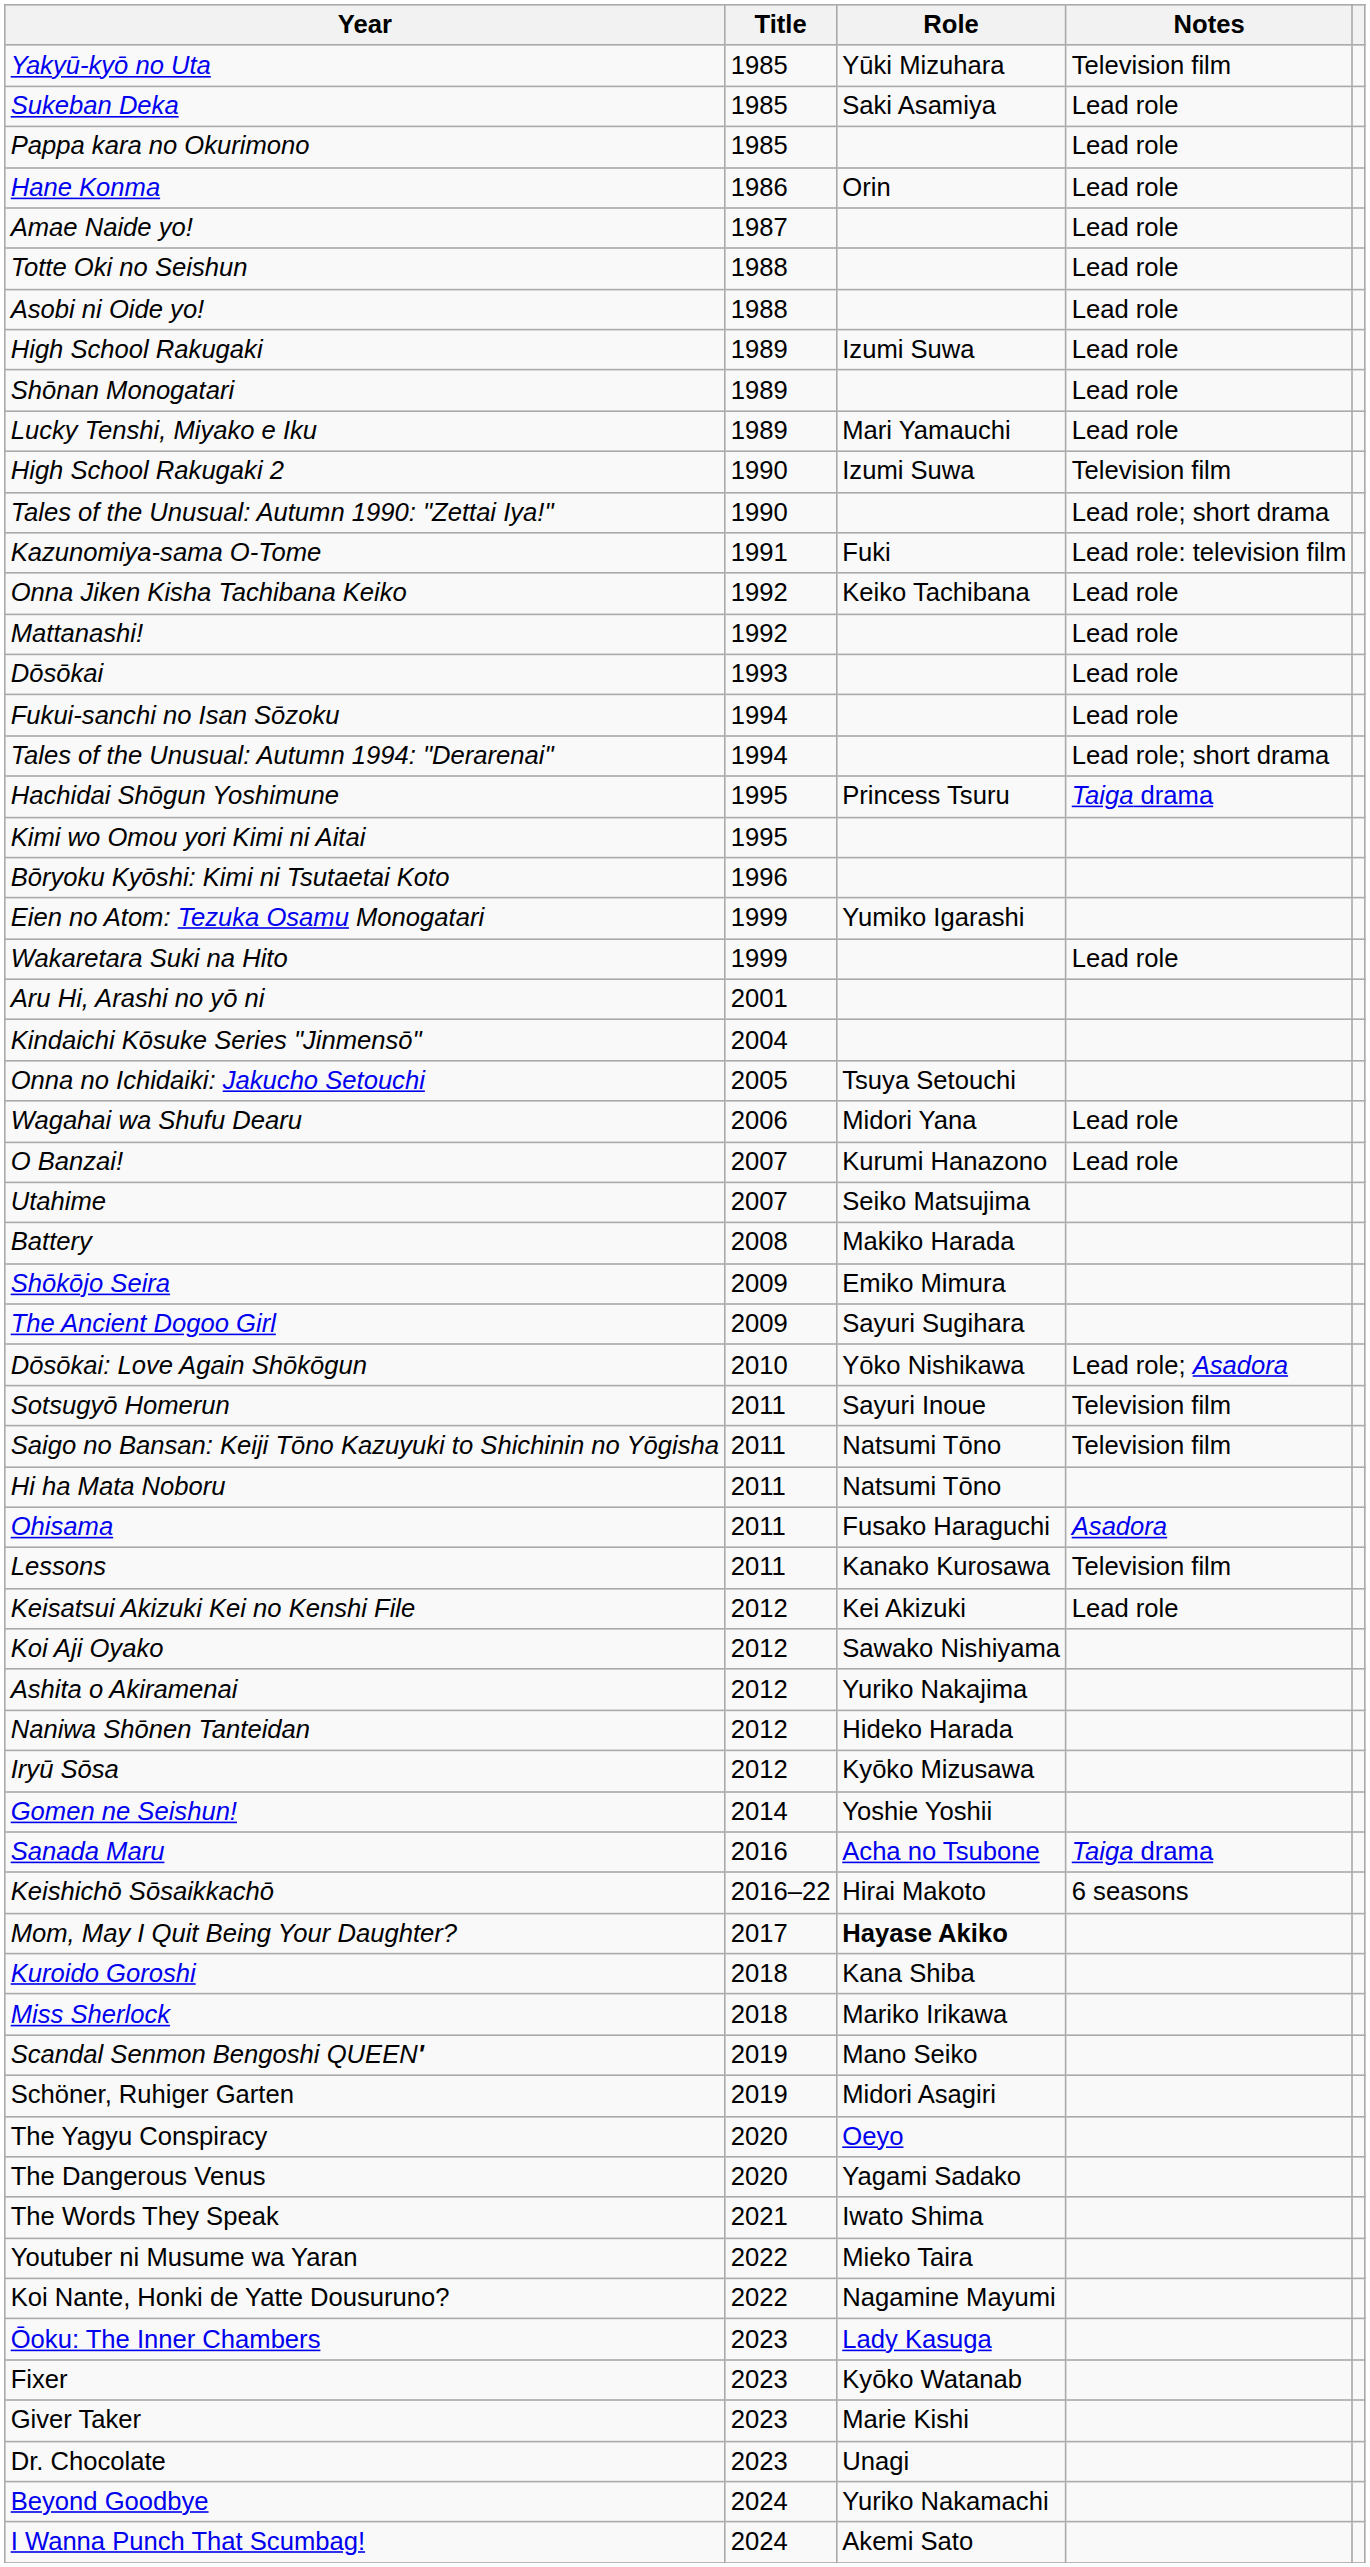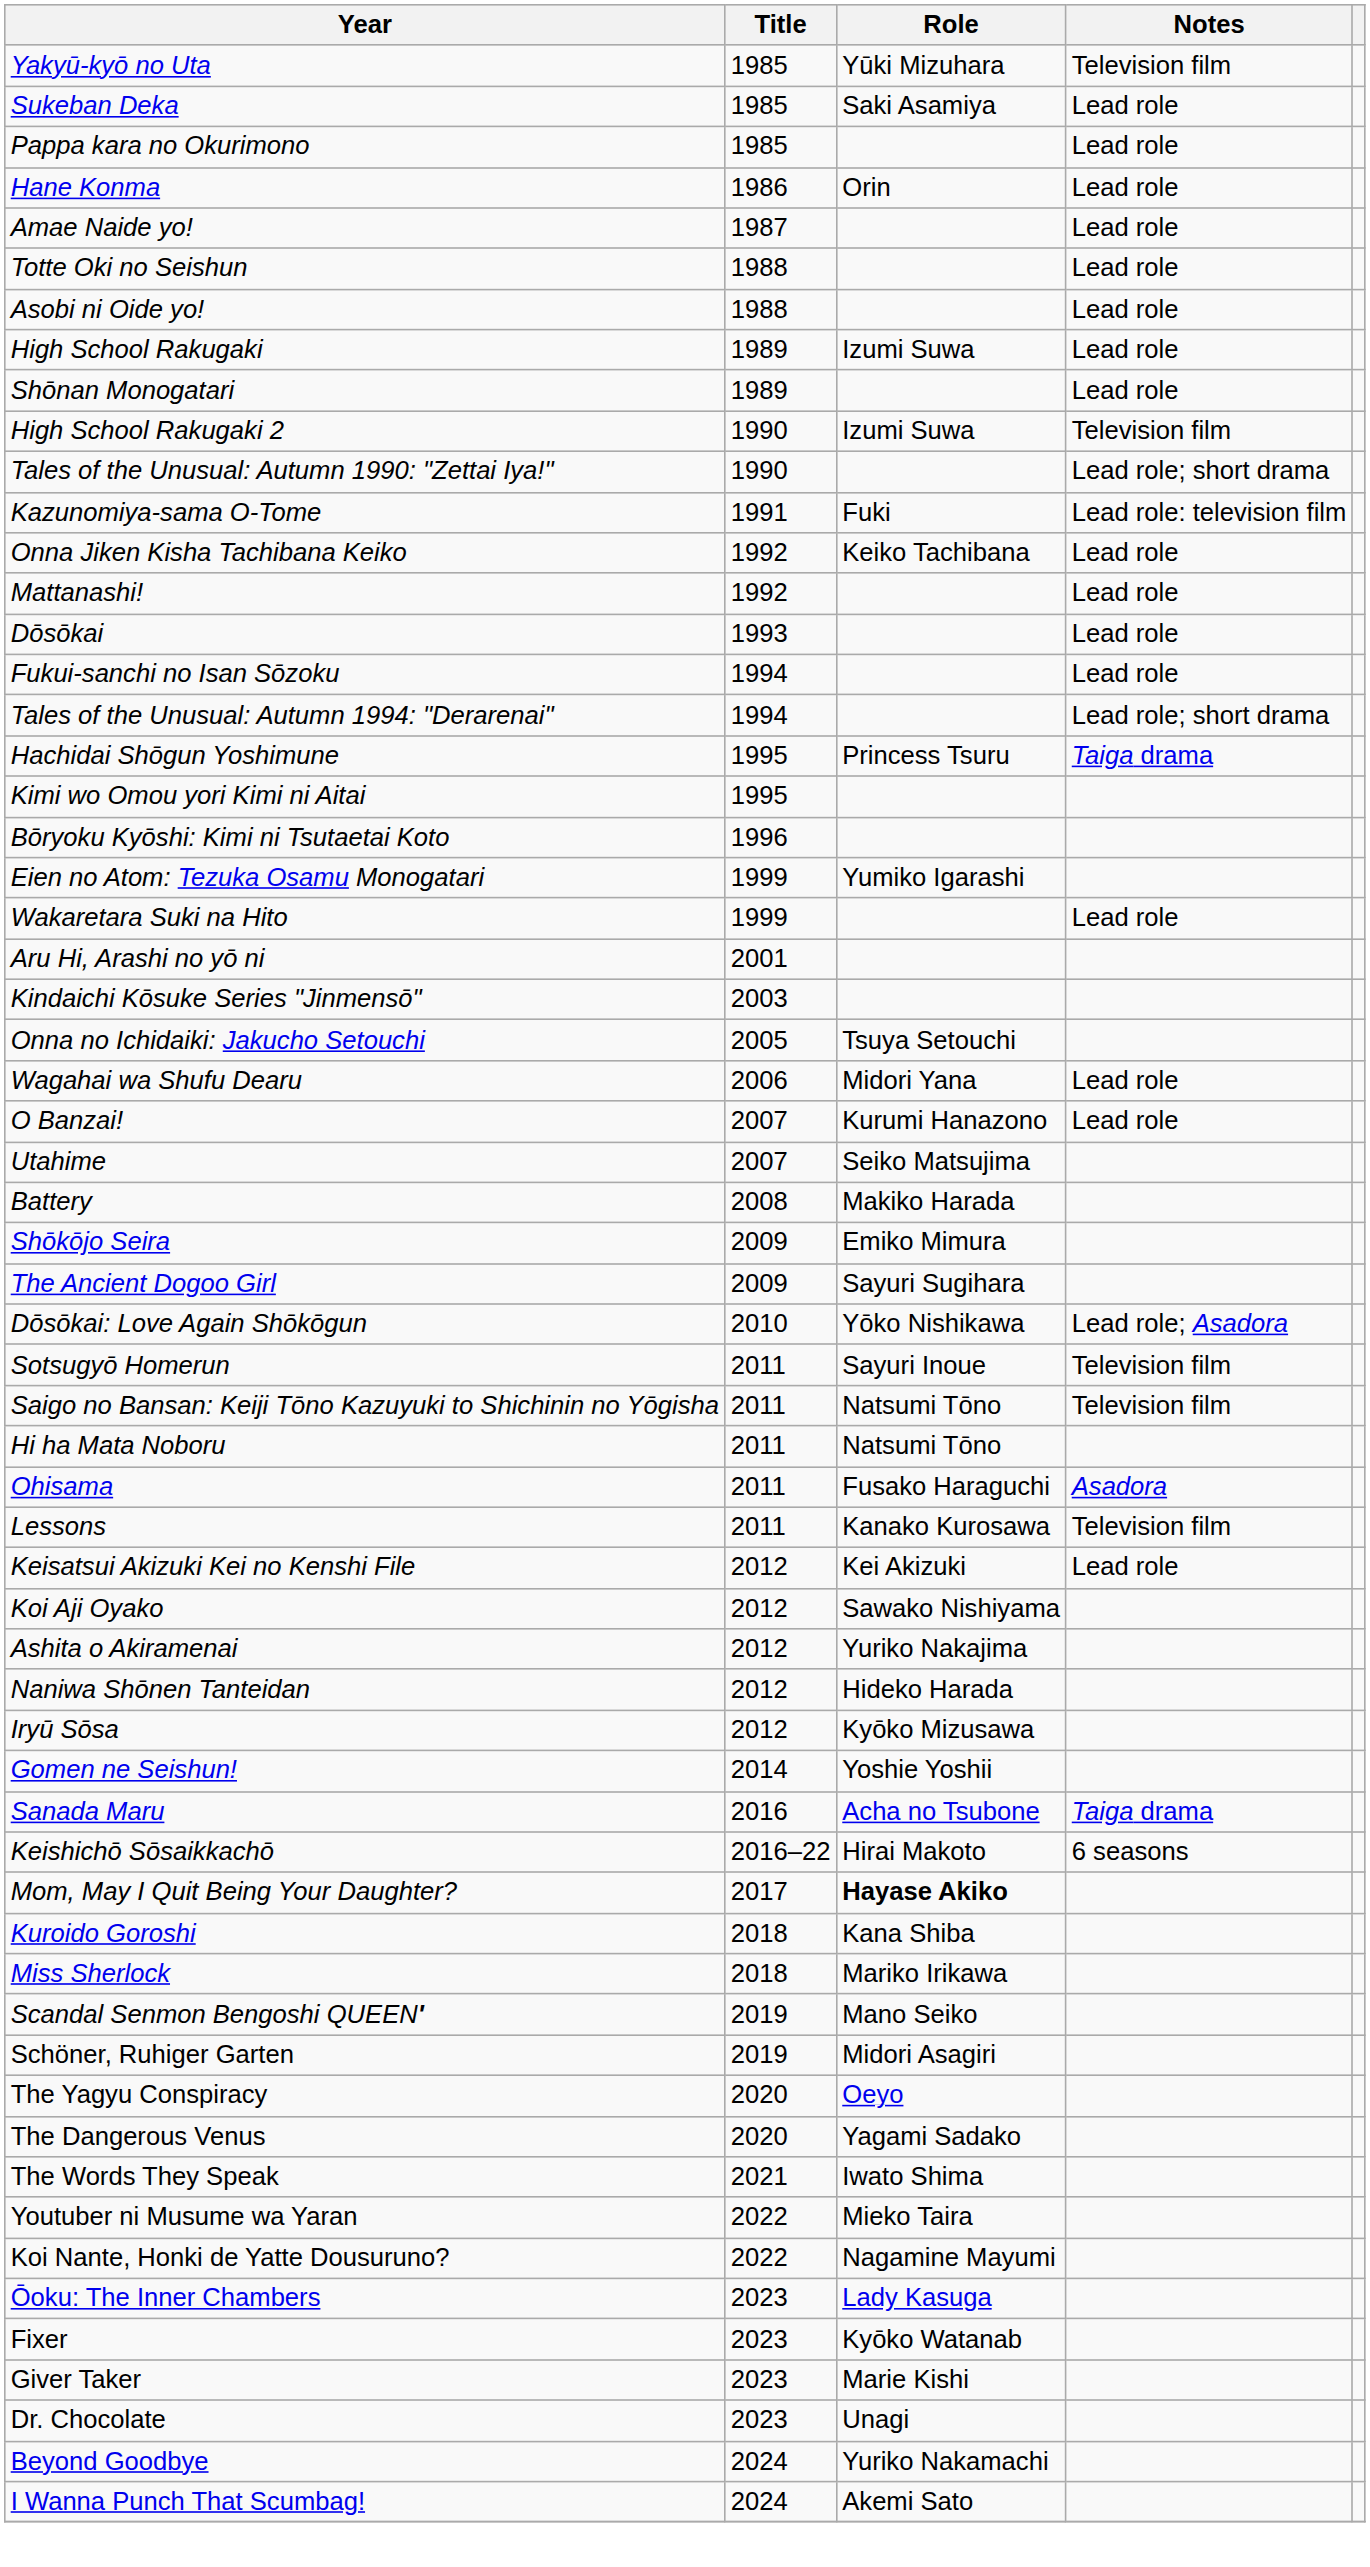- row: (164, 430)
(759, 1039) 2004 -> (759, 999) 2003
